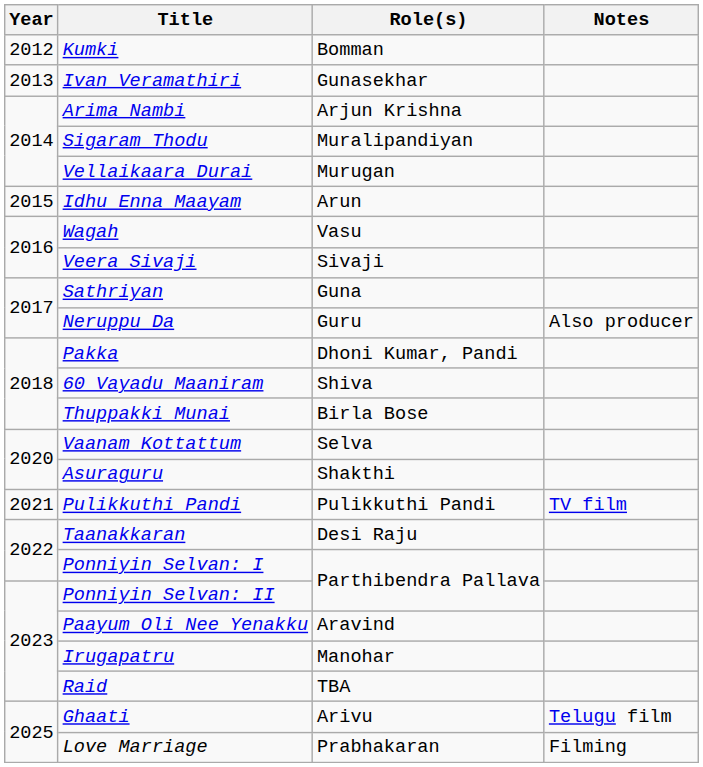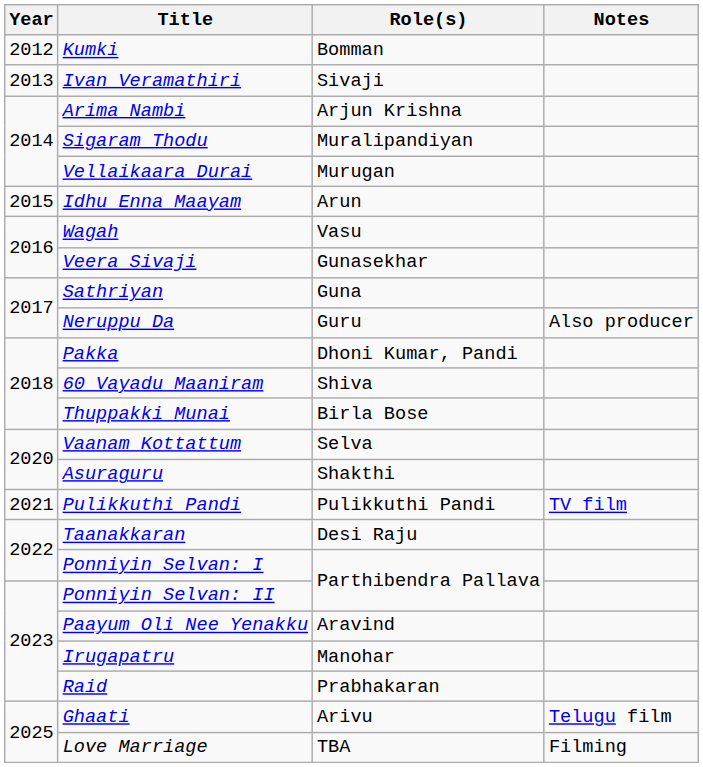(373, 80) Gunasekhar -> (350, 80) Sivaji
(350, 262) Sivaji -> (373, 262) Gunasekhar
(334, 686) TBA -> (378, 686) Prabhakaran
(378, 747) Prabhakaran -> (334, 747) TBA
